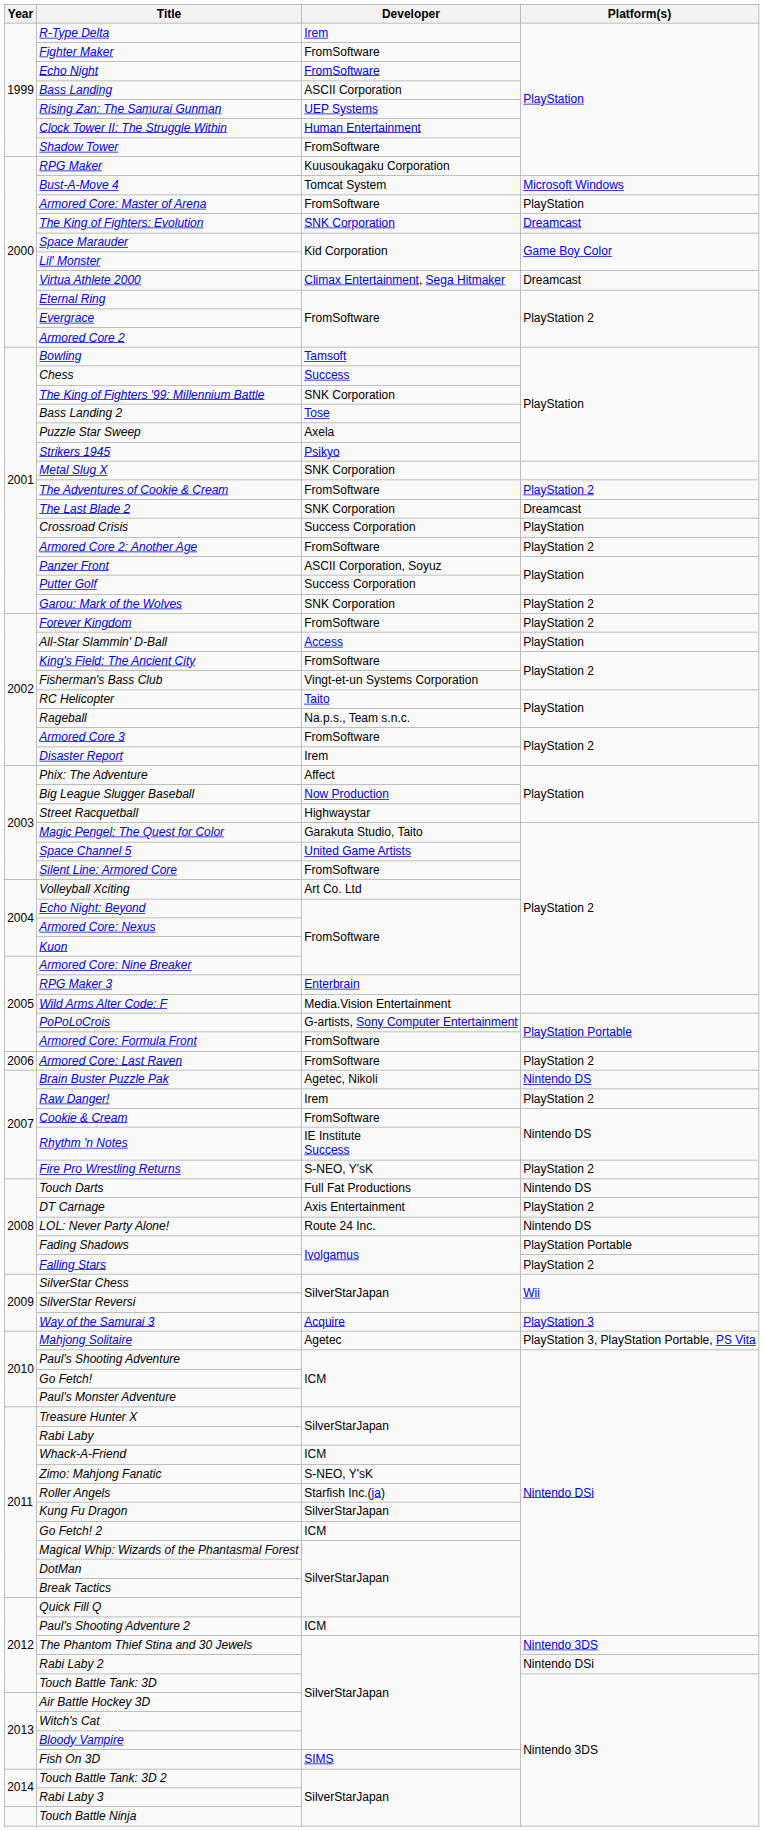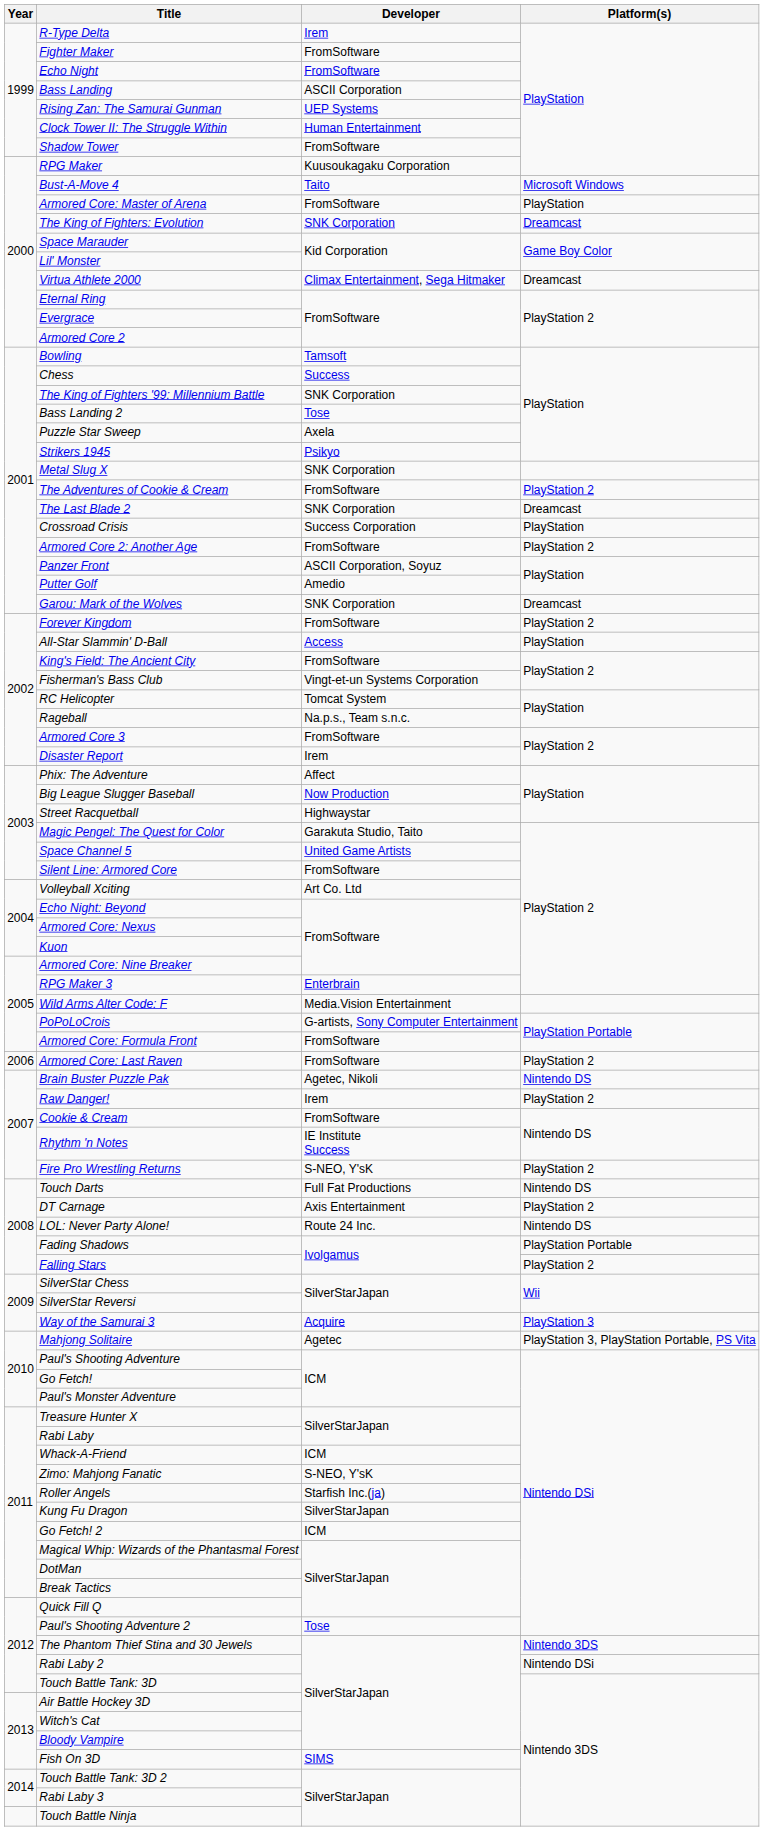(345, 185) Tomcat System -> (317, 185) Taito
(360, 584) Success Corporation -> (325, 584) Amedio
(559, 603) PlayStation 2 -> (552, 603) Dreamcast
(317, 699) Taito -> (345, 699) Tomcat System
(315, 1626) ICM -> (317, 1626) Tose
